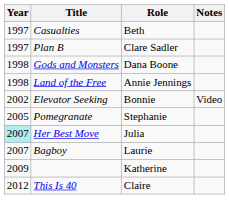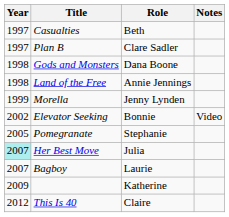+ row: (51, 99)
